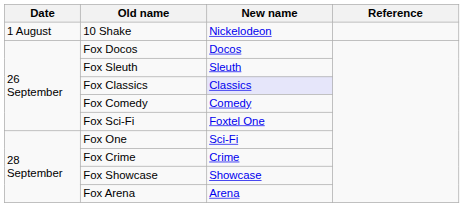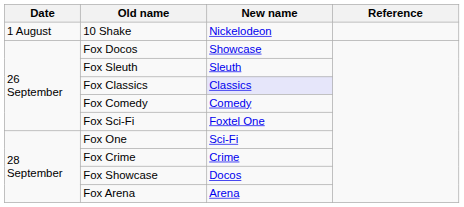(225, 49) Docos -> (235, 49) Showcase
(235, 175) Showcase -> (225, 175) Docos
